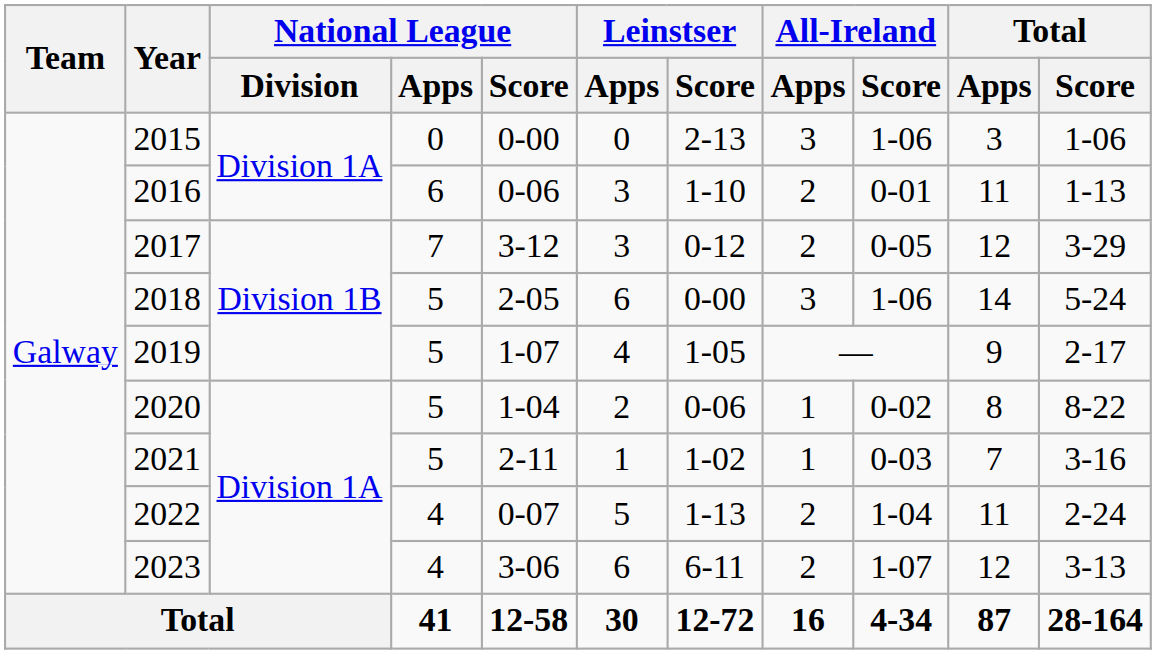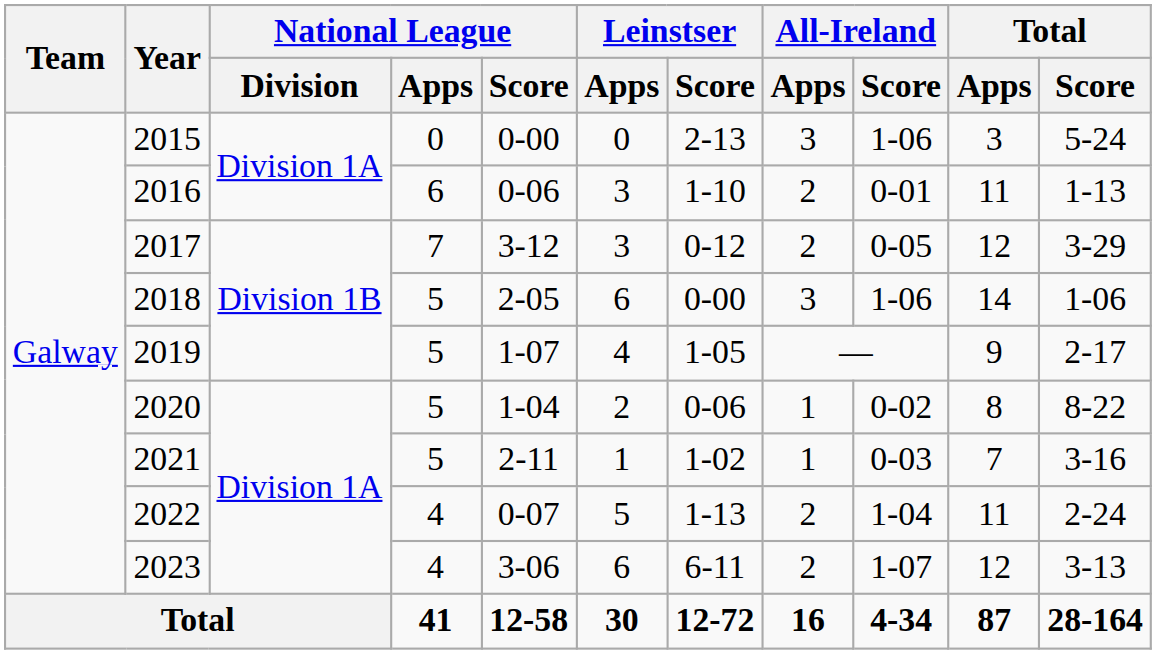(1095, 138) 1-06 -> (1095, 138) 5-24
(1095, 298) 5-24 -> (1095, 298) 1-06
